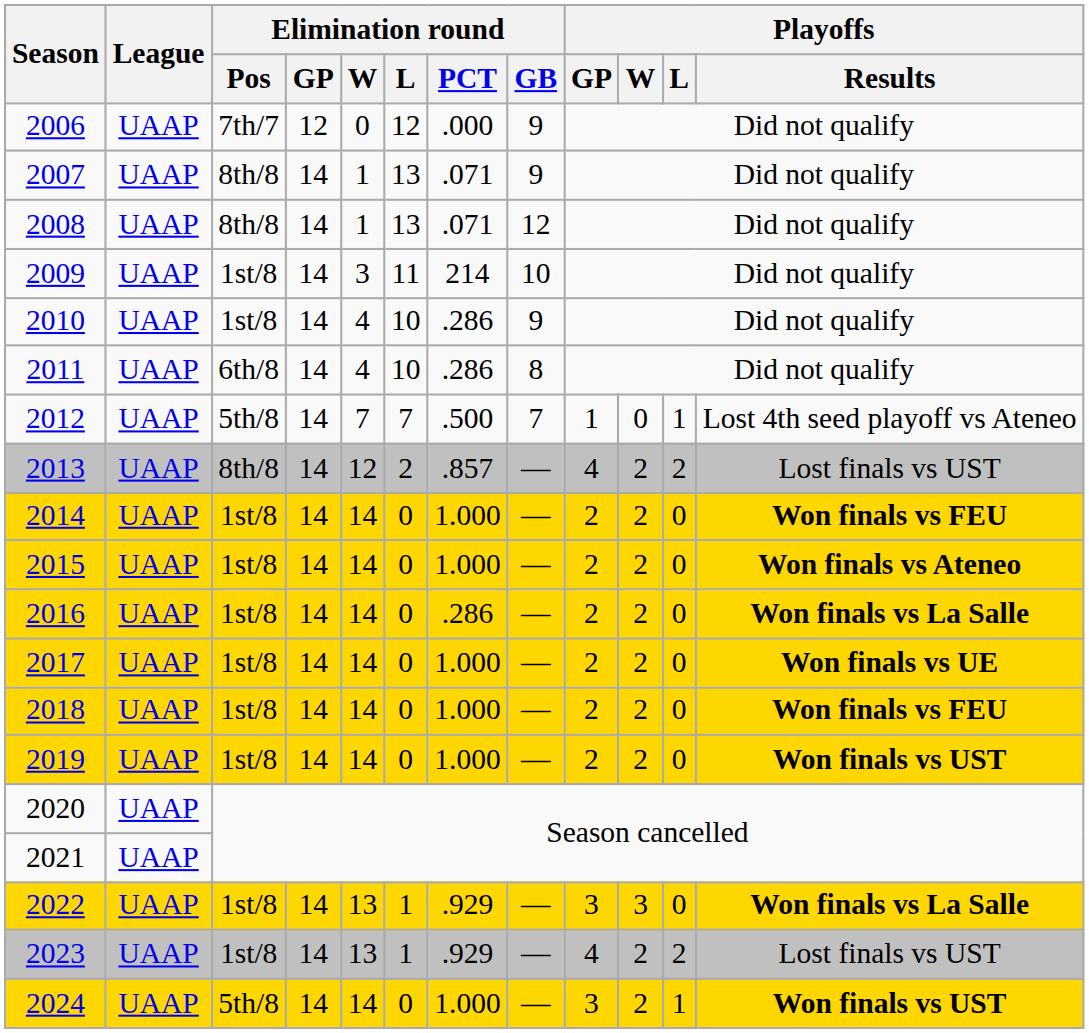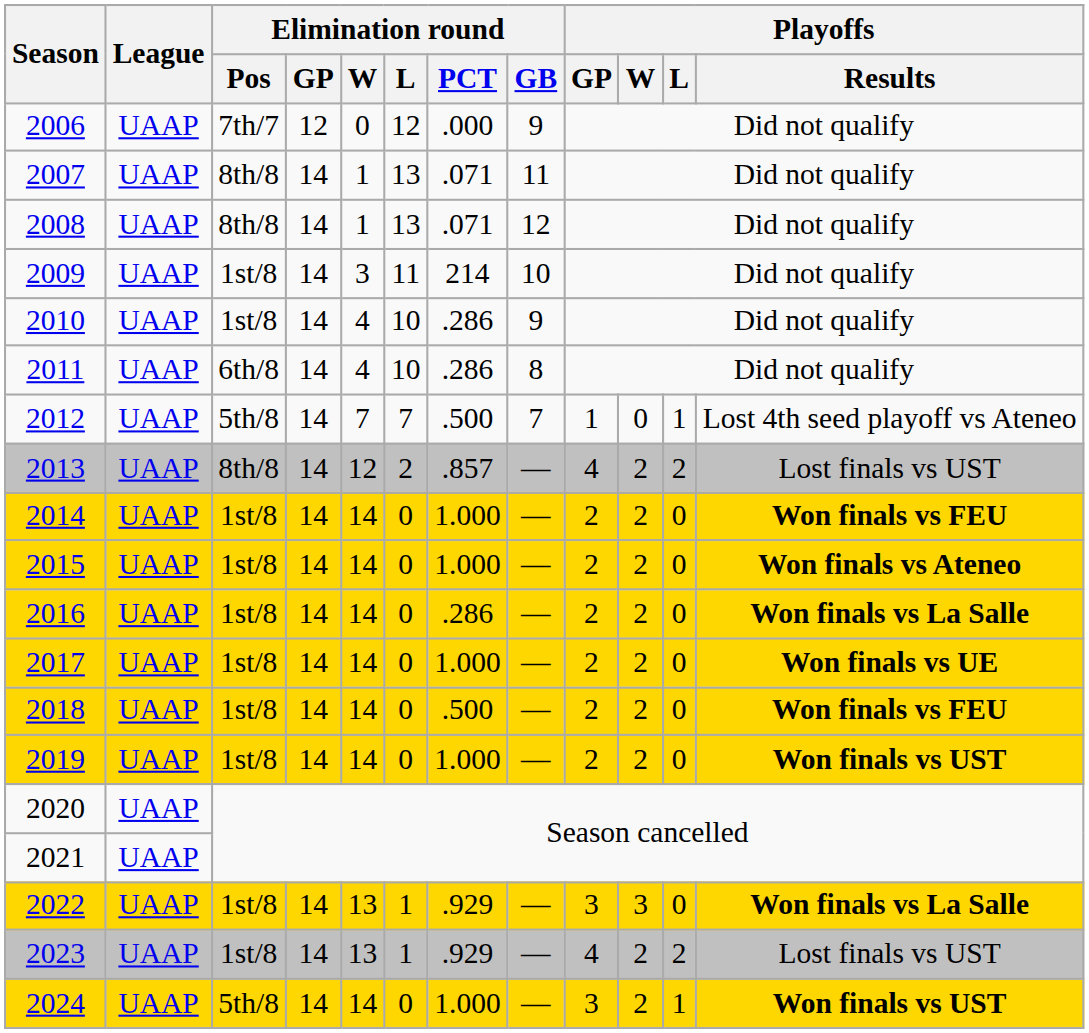(536, 175) 9 -> (536, 175) 11
(468, 710) 1.000 -> (467, 710) .500
